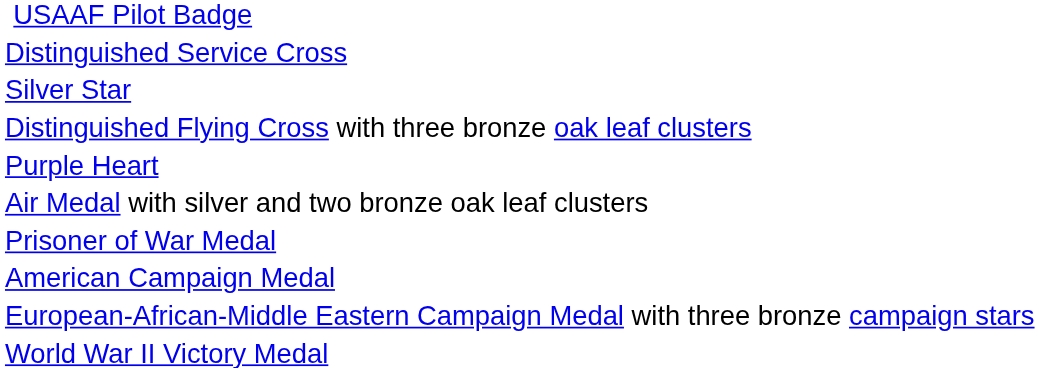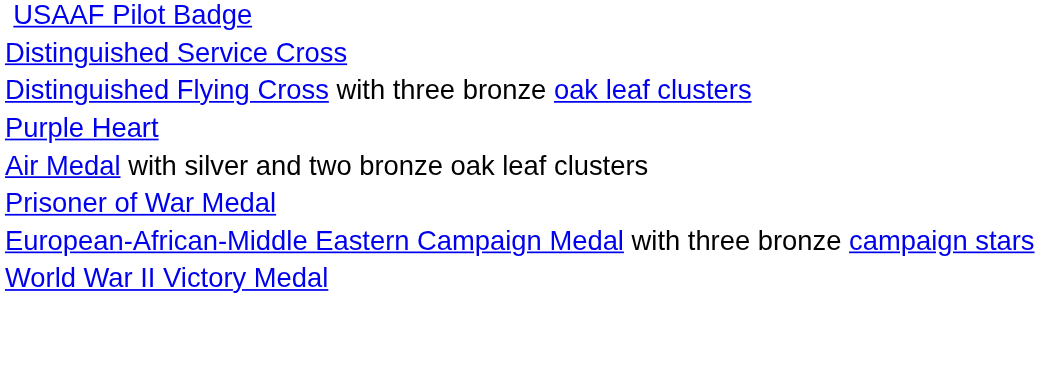- row: (68, 90)
- row: (170, 278)
